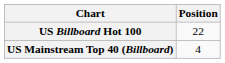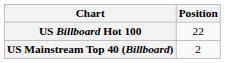(198, 49) 4 -> (198, 49) 2
